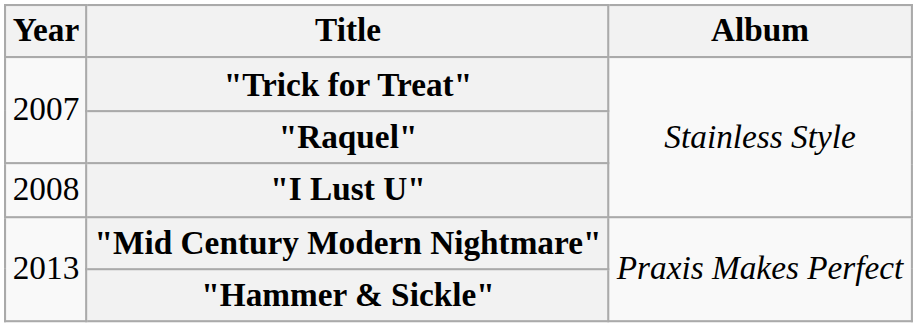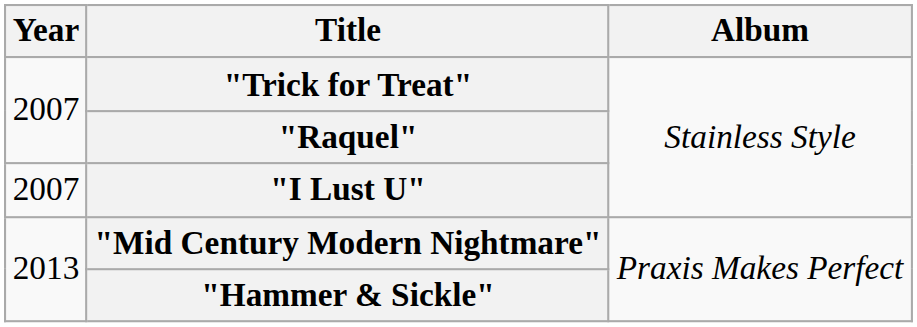(46, 189) 2008 -> (46, 189) 2007
